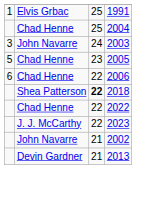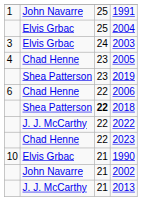(43, 12) Elvis Grbac -> (53, 12) John Navarre
(45, 28) Chad Henne -> (48, 28) Elvis Grbac
(47, 44) John Navarre -> (48, 44) Elvis Grbac
(9, 60) 5 -> (9, 60) 4
+ row: (124, 76)
(45, 108) Chad Henne -> (55, 124) J. J. McCarthy
(49, 124) J. J. McCarthy -> (51, 140) Chad Henne
+ row: (124, 156)
(50, 156) Devin Gardner -> (55, 188) J. J. McCarthy
